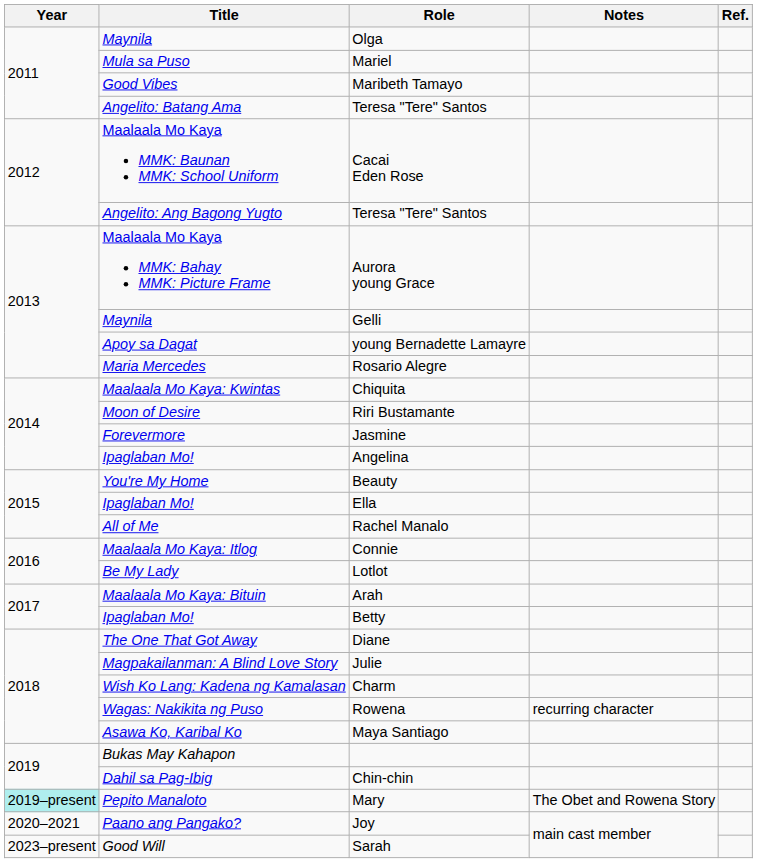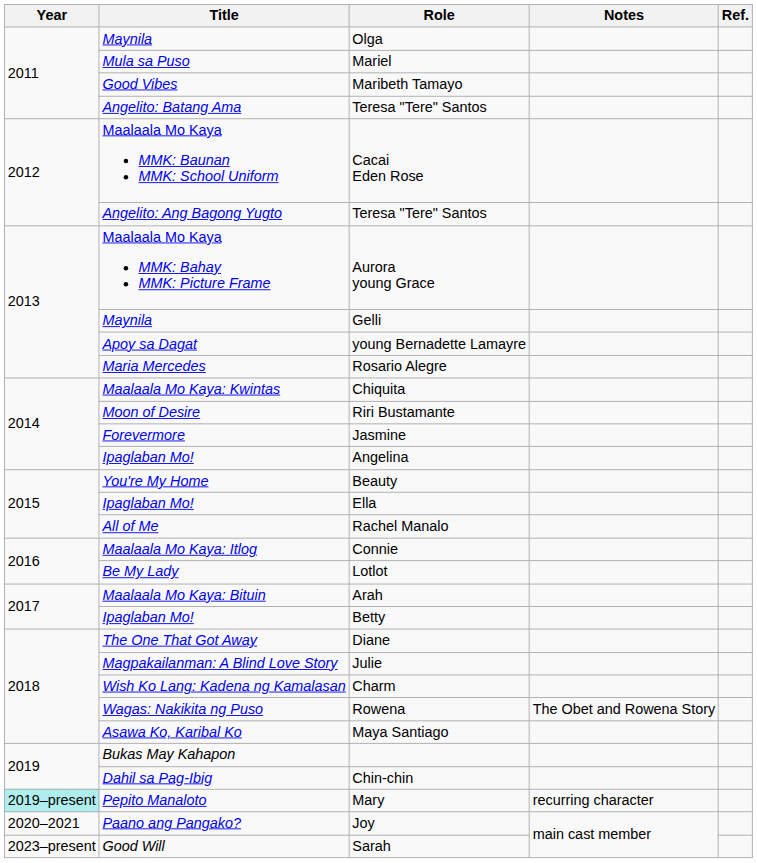(593, 709) recurring character -> (624, 709) The Obet and Rowena Story
(624, 800) The Obet and Rowena Story -> (593, 800) recurring character
